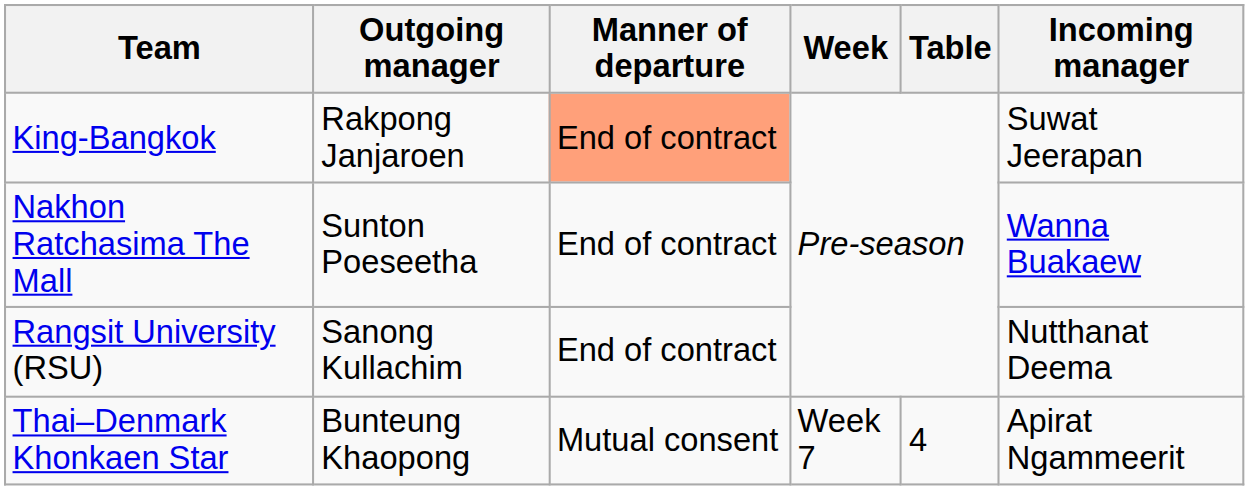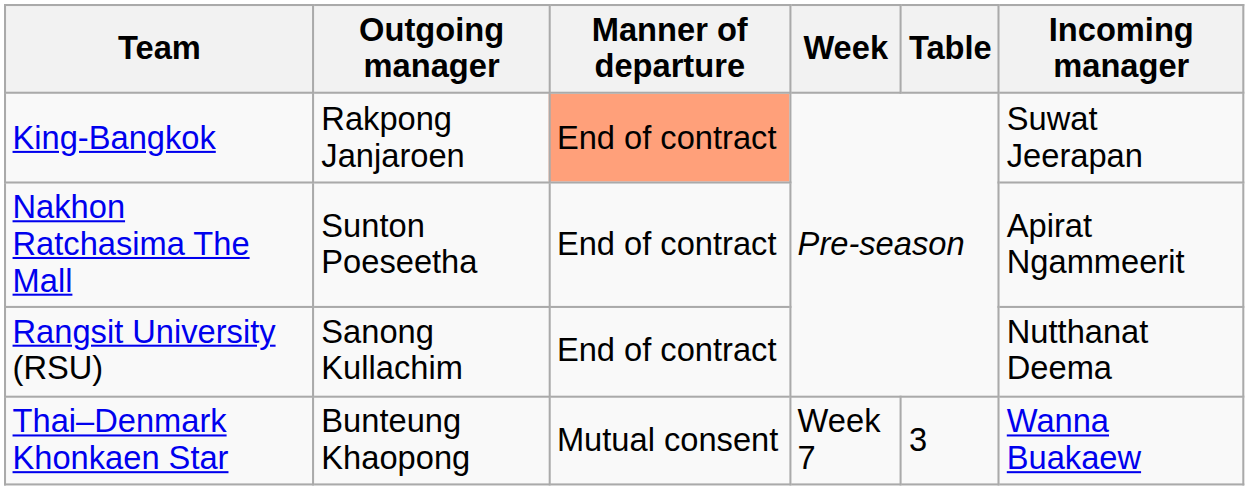(1074, 244) Wanna Buakaew -> (1096, 244) Apirat Ngammeerit
(918, 439) 4 -> (918, 439) 3
(1096, 439) Apirat Ngammeerit -> (1074, 439) Wanna Buakaew
